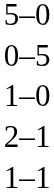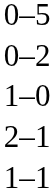- row: (27, 14)
+ row: (27, 55)
